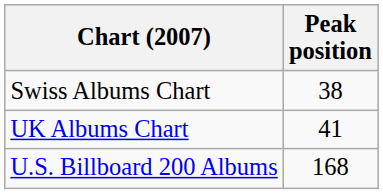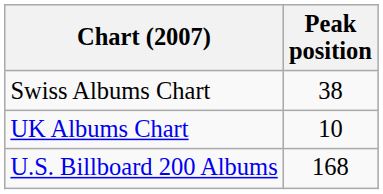(330, 129) 41 -> (330, 129) 10
